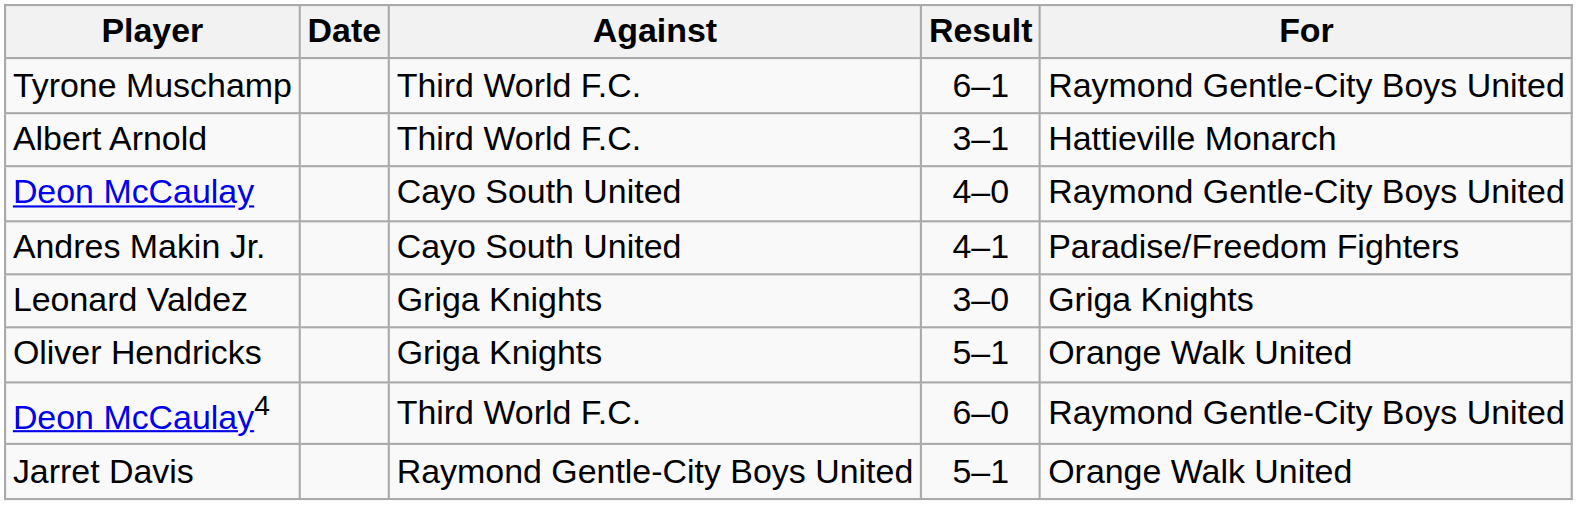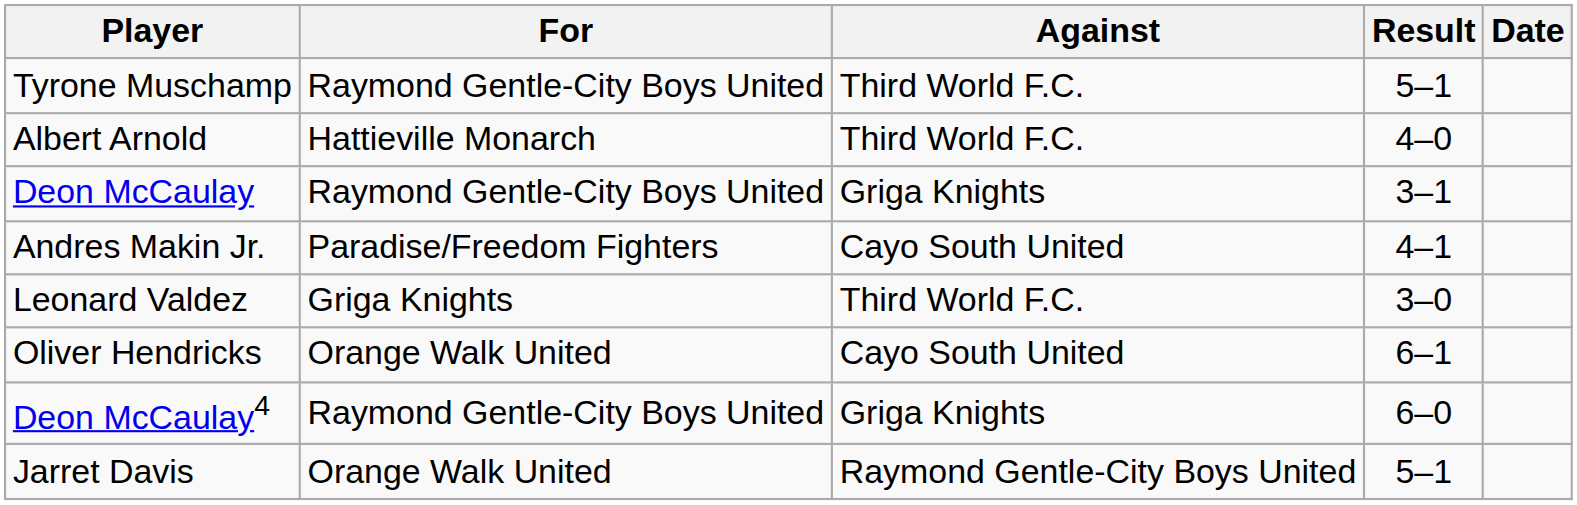columns swapped: (1306, 31) <-> (344, 31)
(981, 85) 6–1 -> (1424, 85) 5–1
(981, 138) 3–1 -> (1424, 138) 4–0
(539, 192) Cayo South United -> (942, 192) Griga Knights
(981, 192) 4–0 -> (1424, 192) 3–1
(499, 300) Griga Knights -> (962, 300) Third World F.C.
(499, 354) Griga Knights -> (982, 354) Cayo South United
(981, 354) 5–1 -> (1424, 354) 6–1
(519, 412) Third World F.C. -> (942, 412) Griga Knights
